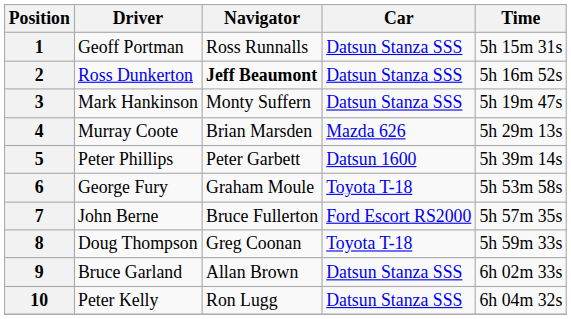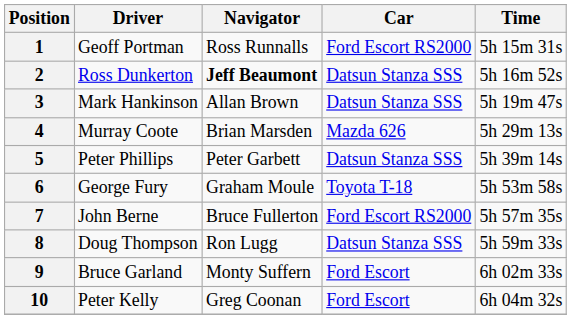(394, 46) Datsun Stanza SSS -> (399, 46) Ford Escort RS2000
(258, 103) Monty Suffern -> (252, 103) Allan Brown
(371, 159) Datsun 1600 -> (394, 159) Datsun Stanza SSS
(254, 243) Greg Coonan -> (242, 243) Ron Lugg
(369, 243) Toyota T-18 -> (394, 243) Datsun Stanza SSS
(252, 272) Allan Brown -> (258, 272) Monty Suffern
(394, 272) Datsun Stanza SSS -> (368, 272) Ford Escort
(242, 300) Ron Lugg -> (254, 300) Greg Coonan
(394, 300) Datsun Stanza SSS -> (368, 300) Ford Escort
